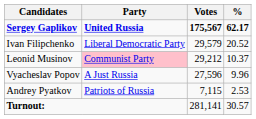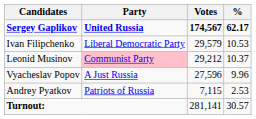(206, 28) 175,567 -> (206, 28) 174,567
(238, 43) 20.52 -> (238, 43) 10.53
